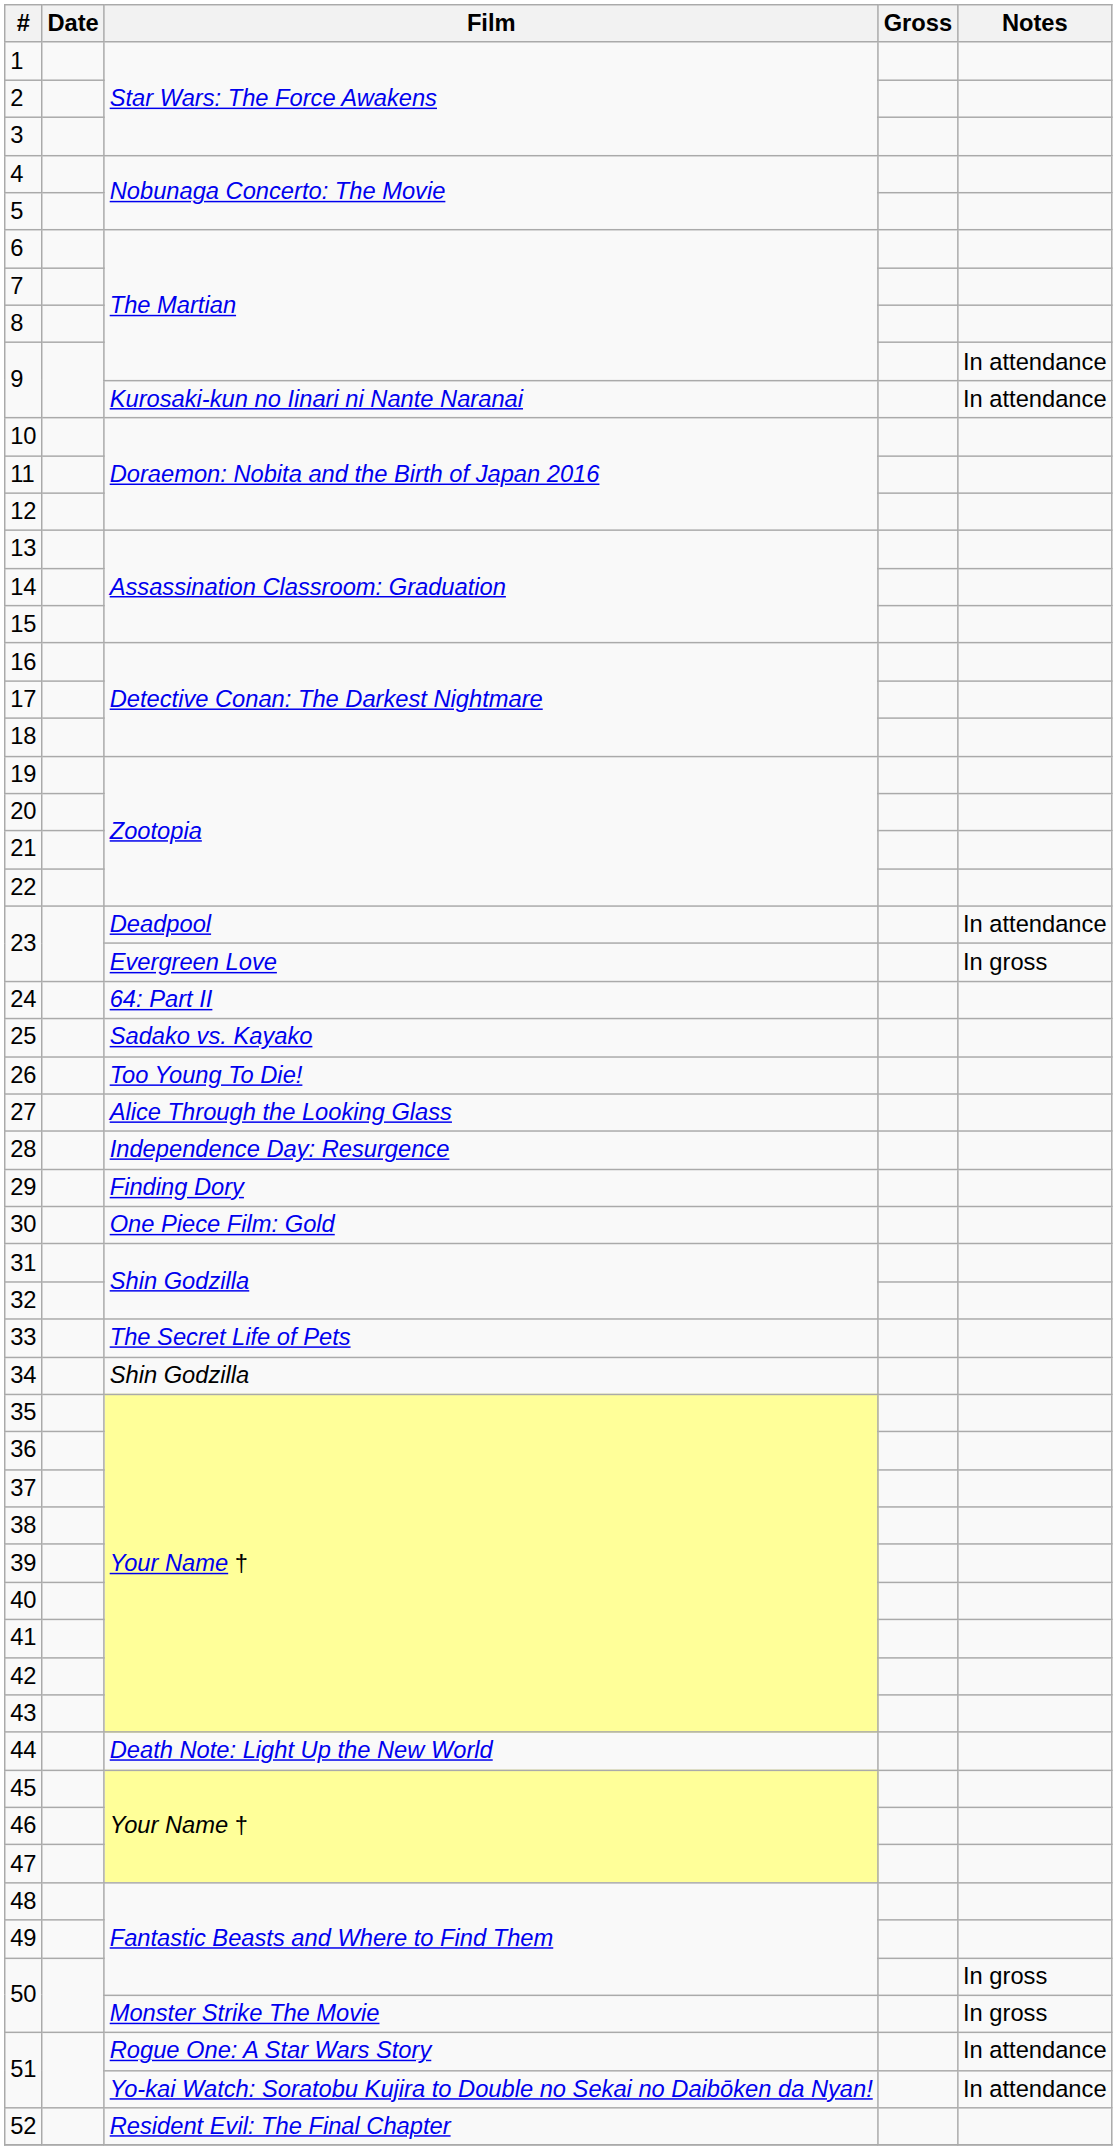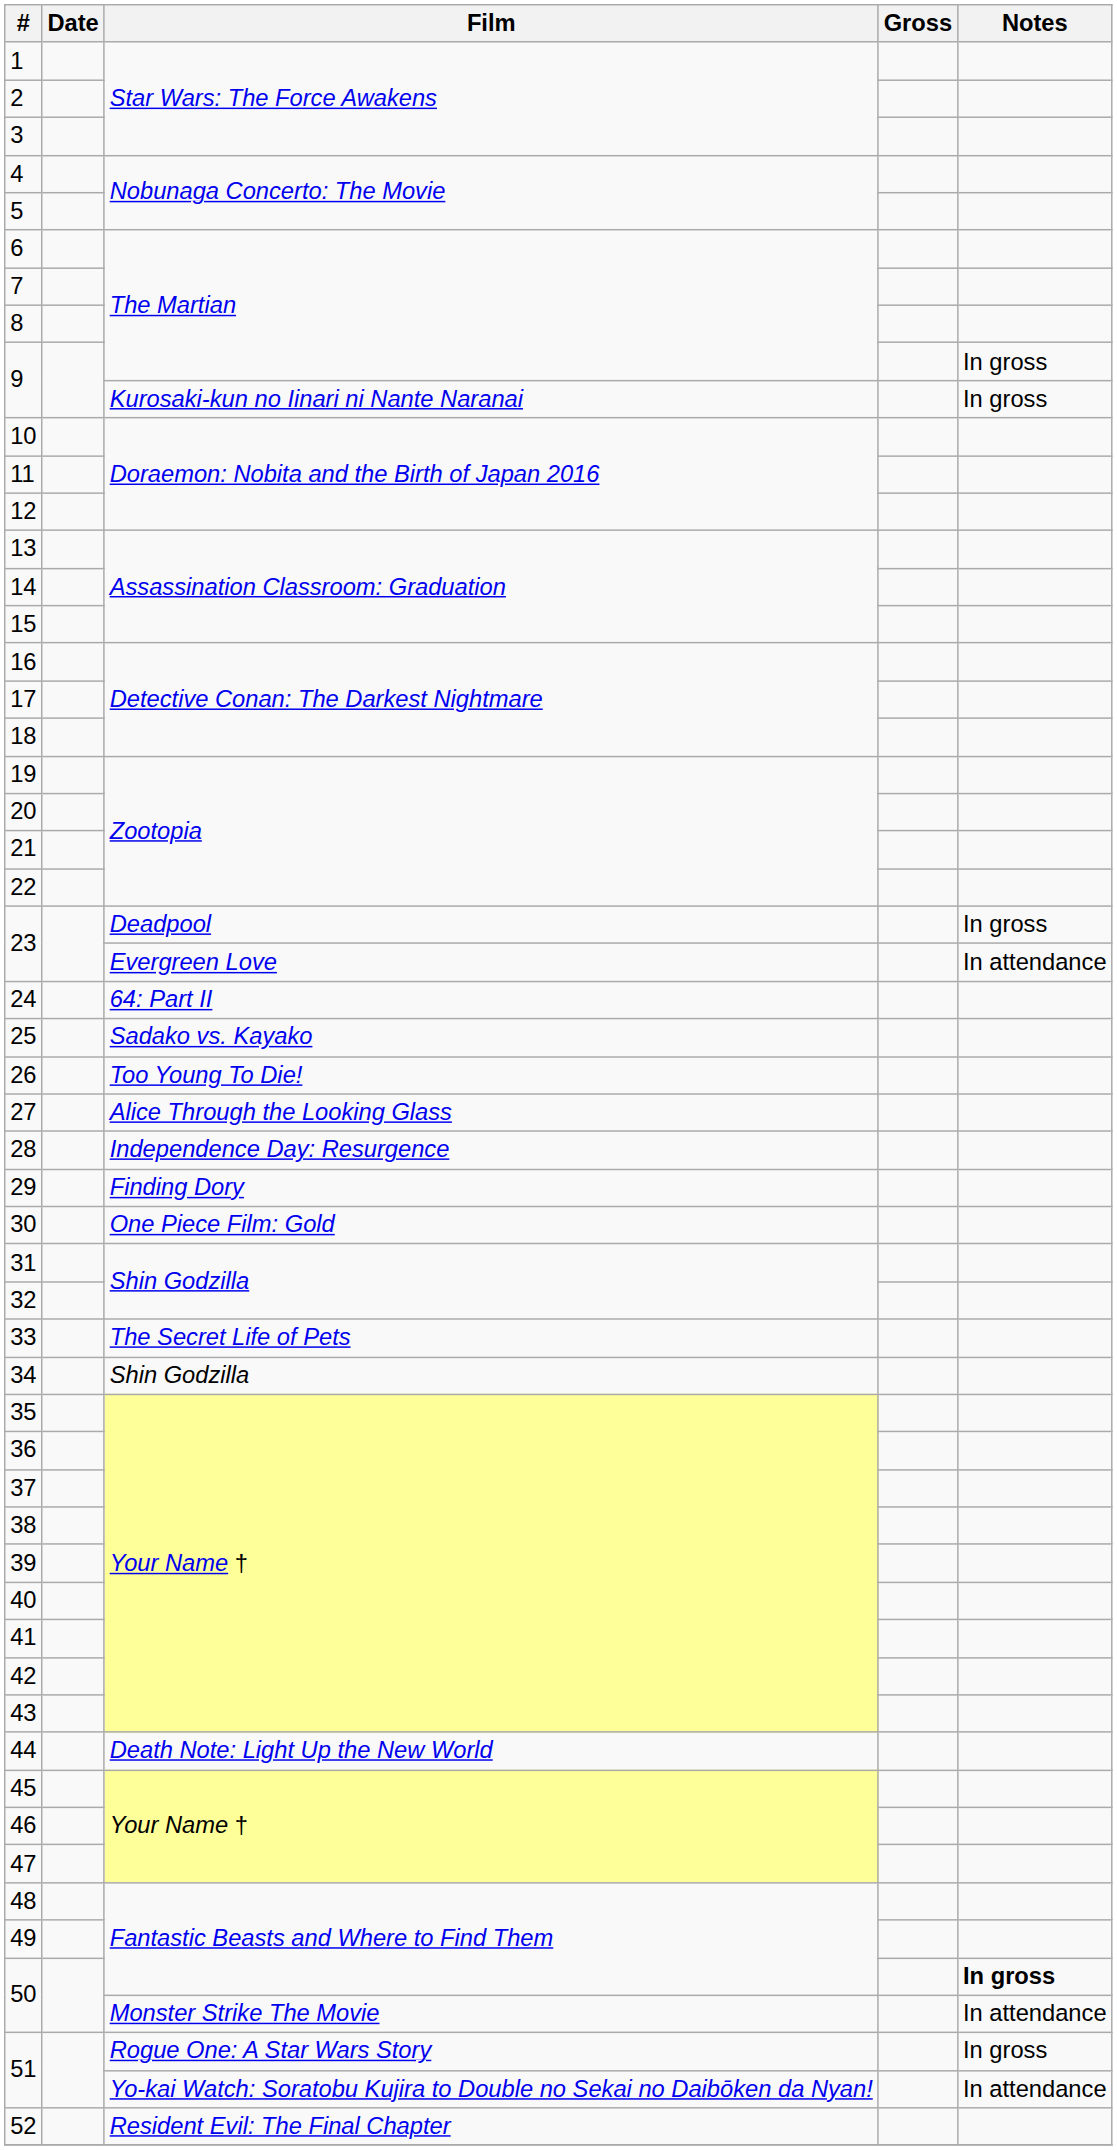(1035, 361) In attendance -> (1005, 361) In gross
(1035, 398) In attendance -> (1005, 398) In gross
(1035, 924) In attendance -> (1005, 924) In gross
(1005, 962) In gross -> (1035, 962) In attendance
(1005, 1976) normal -> (1009, 1976) bold
(1005, 2013) In gross -> (1035, 2013) In attendance
(1035, 2051) In attendance -> (1005, 2051) In gross
